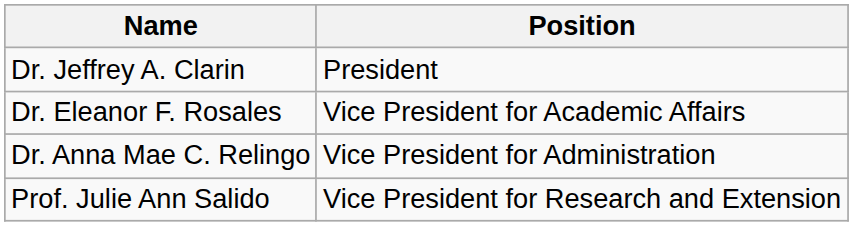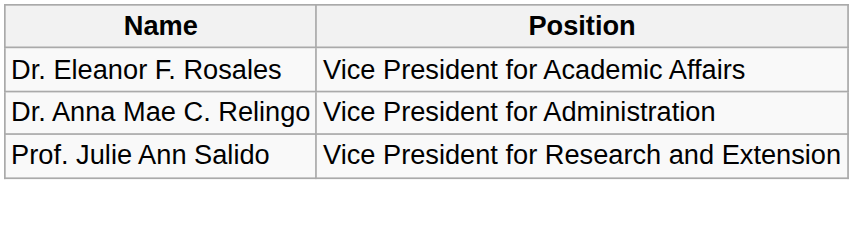- row: (128, 69)
